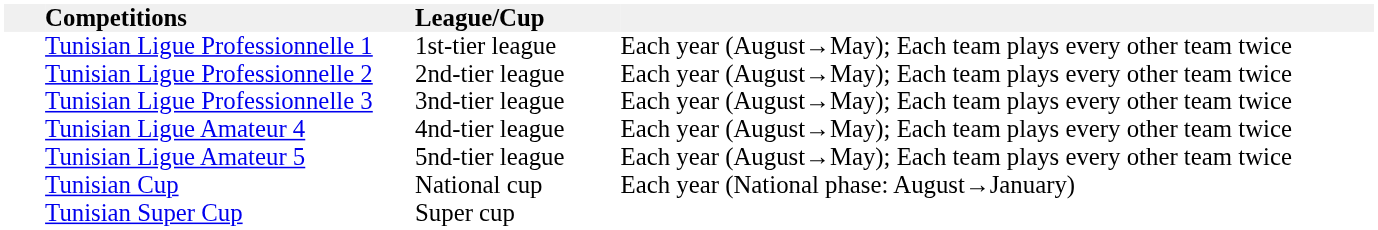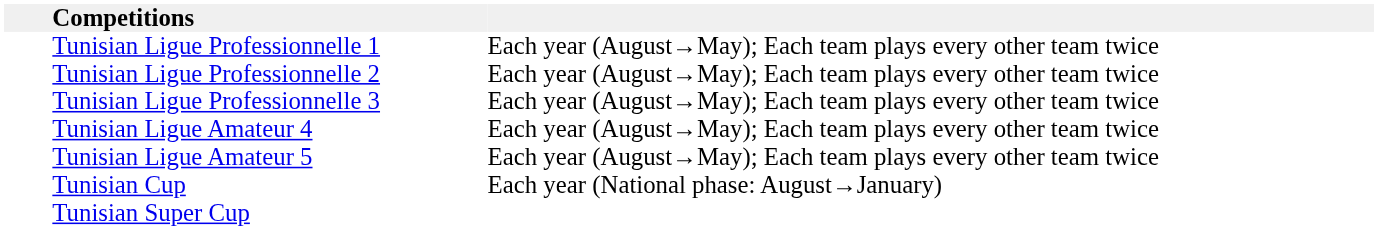- column: (480, 17)
